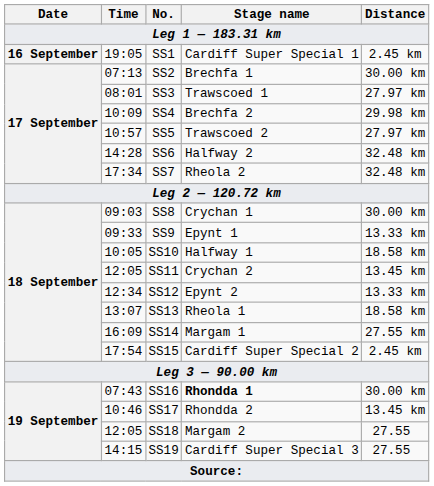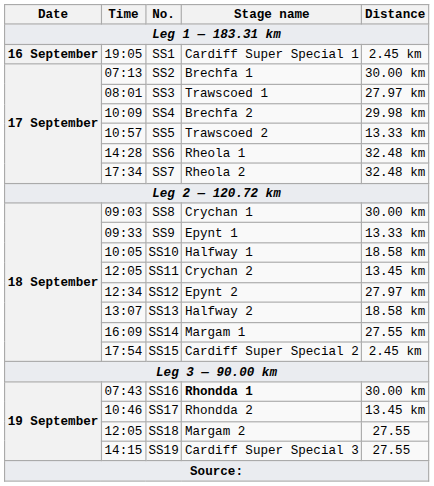(395, 134) 27.97 km -> (395, 134) 13.33 km
(219, 153) Halfway 2 -> (215, 153) Rheola 1
(395, 292) 13.33 km -> (395, 292) 27.97 km
(215, 312) Rheola 1 -> (219, 312) Halfway 2
